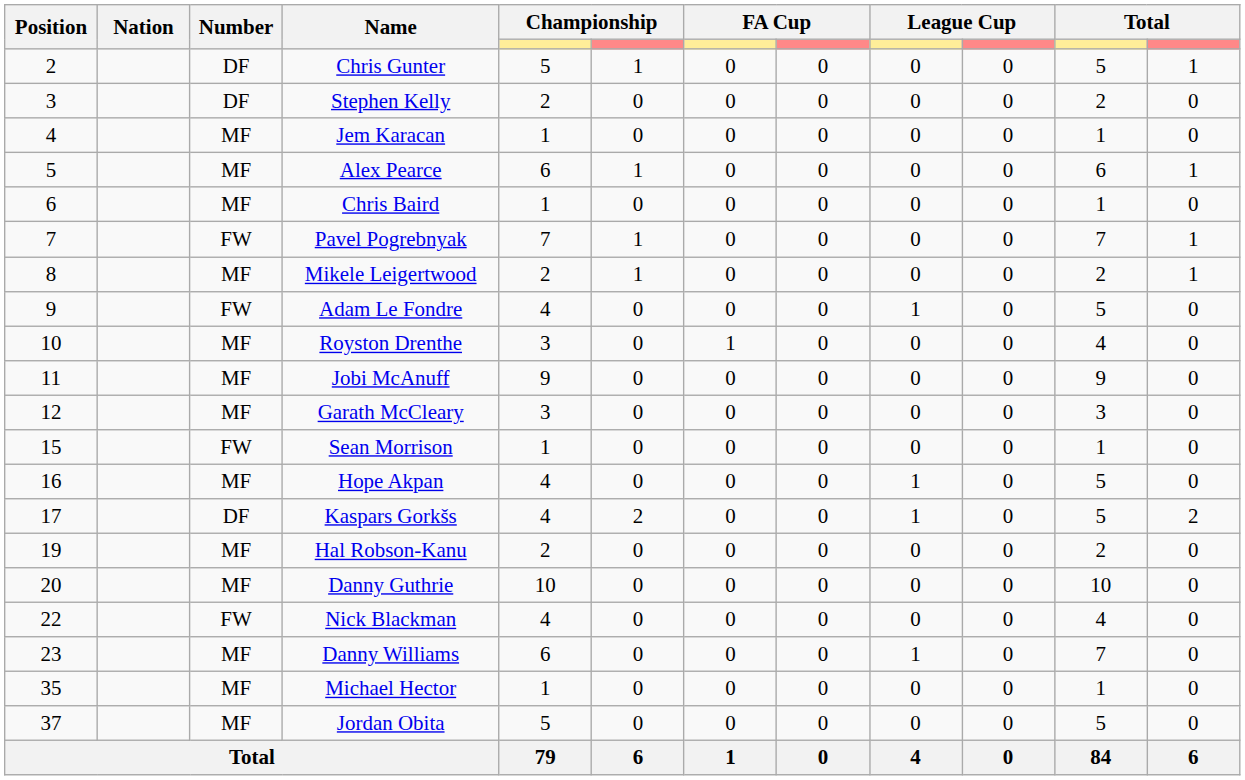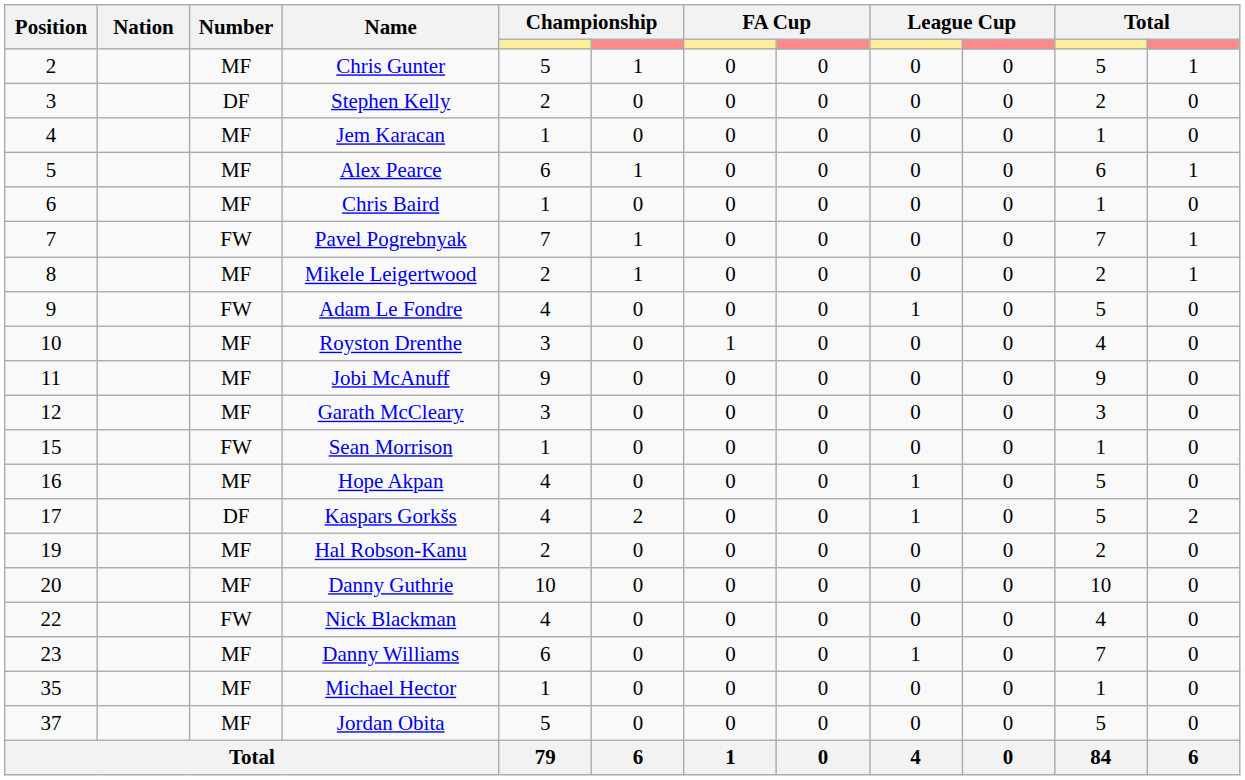(236, 66) DF -> (236, 66) MF
